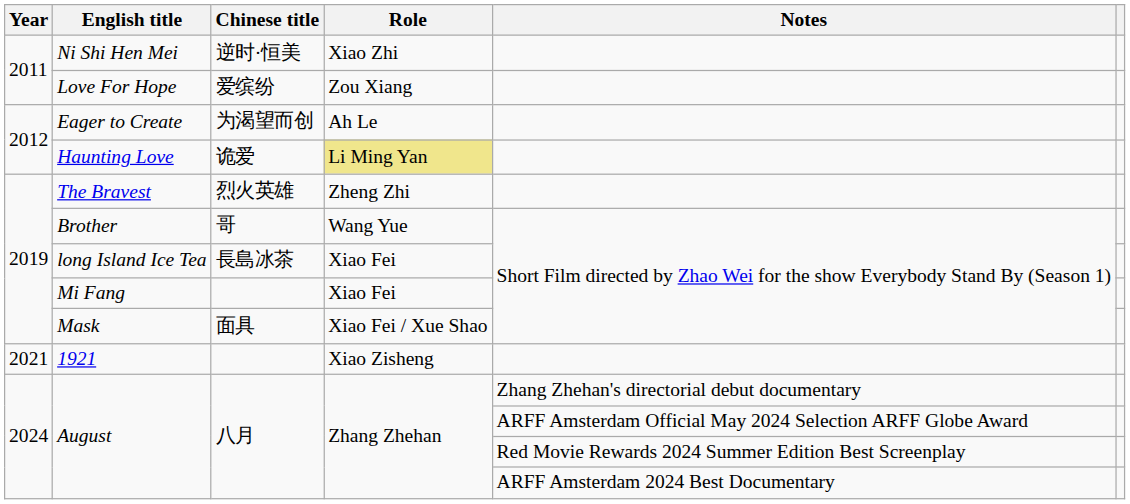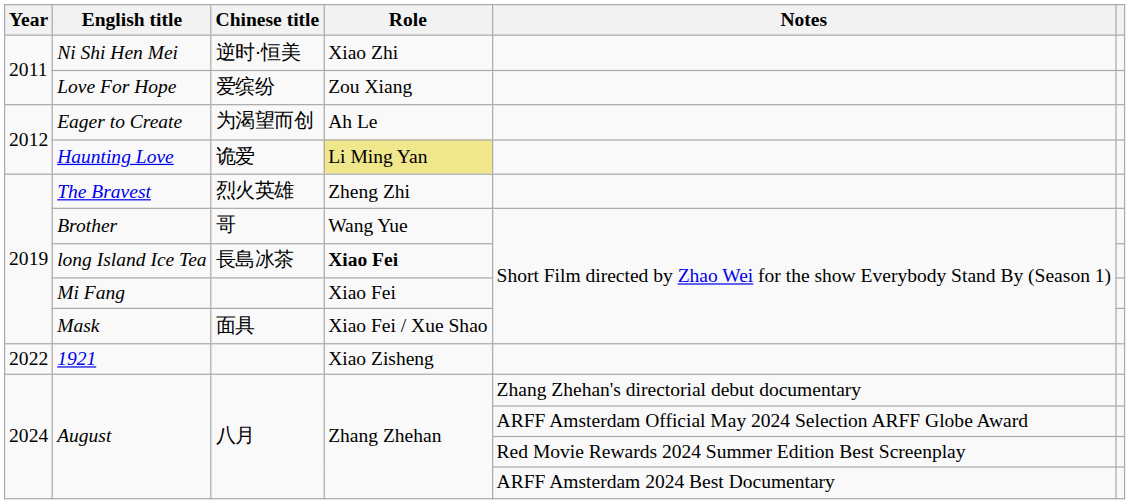(362, 260) normal -> (363, 260) bold
(29, 358) 2021 -> (29, 358) 2022
